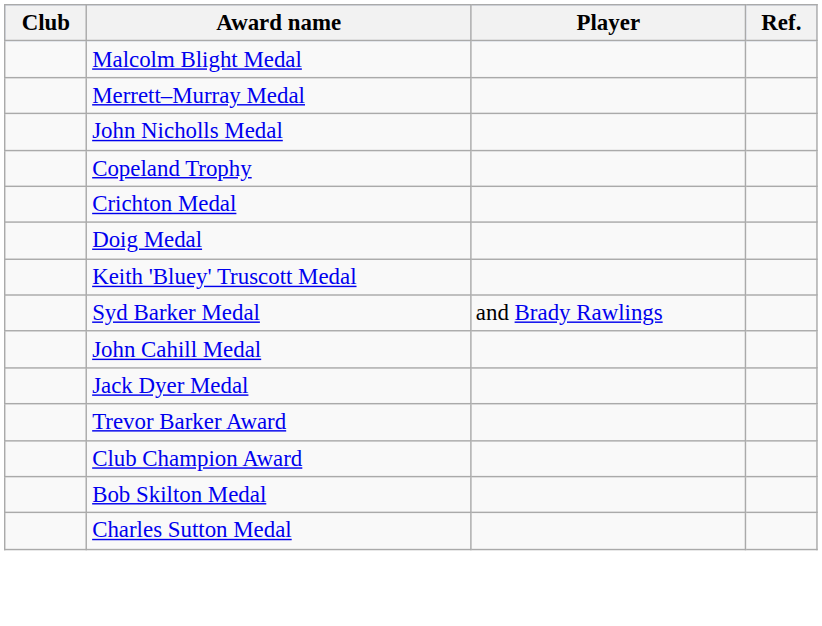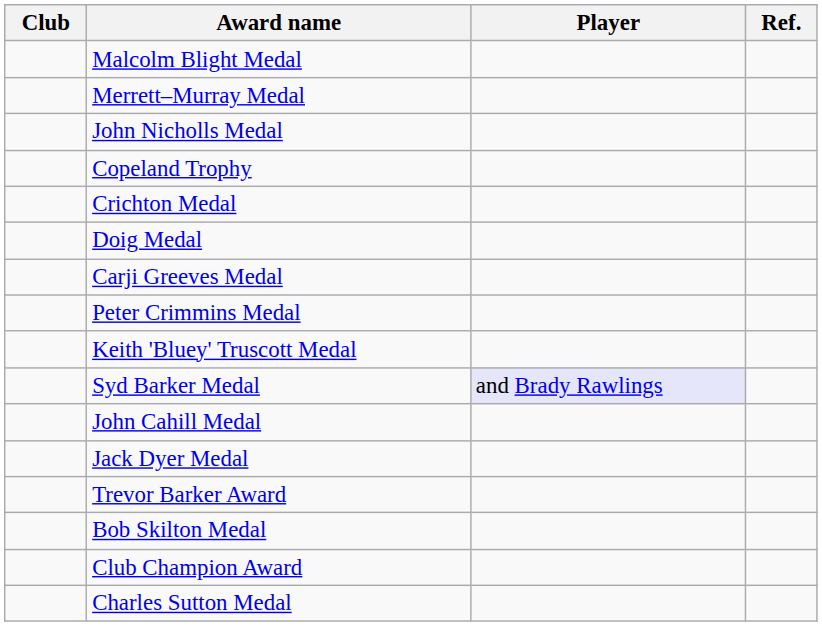+ row: (187, 276)
+ row: (196, 312)
(569, 312) no background -> (569, 385) lavender background
rows swapped: (179, 494) <-> (197, 458)
